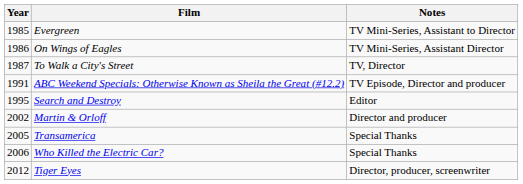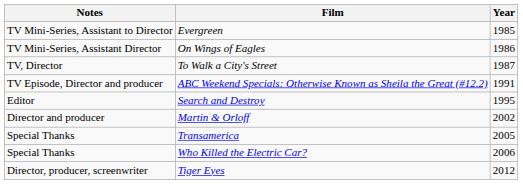columns swapped: (18, 13) <-> (432, 13)
